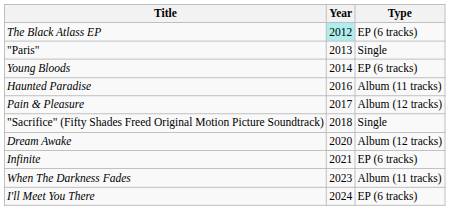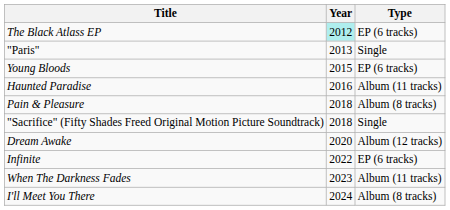(341, 68) 2014 -> (341, 68) 2015
(341, 104) 2017 -> (341, 104) 2018
(400, 104) Album (12 tracks) -> (397, 104) Album (8 tracks)
(341, 159) 2021 -> (341, 159) 2022
(387, 196) EP (6 tracks) -> (397, 196) Album (8 tracks)
